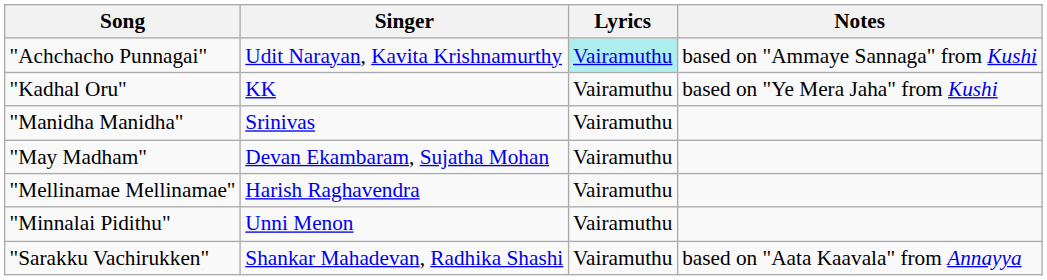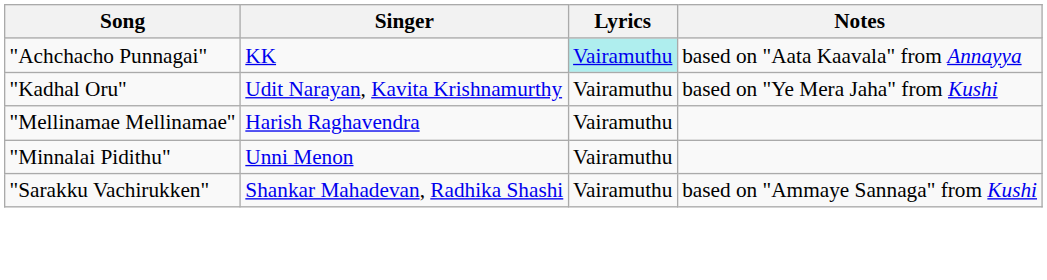(404, 55) Udit Narayan, Kavita Krishnamurthy -> (261, 55) KK
(860, 55) based on "Ammaye Sannaga" from Kushi -> (852, 55) based on "Aata Kaavala" from Annayya
(261, 88) KK -> (404, 88) Udit Narayan, Kavita Krishnamurthy
- row: (97, 122)
- row: (78, 156)
(852, 257) based on "Aata Kaavala" from Annayya -> (860, 190) based on "Ammaye Sannaga" from Kushi
